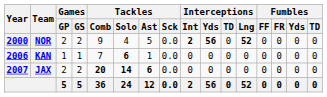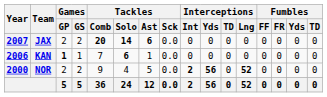rows swapped: (43, 41) <-> (43, 70)
(64, 56) normal -> (64, 56) bold
